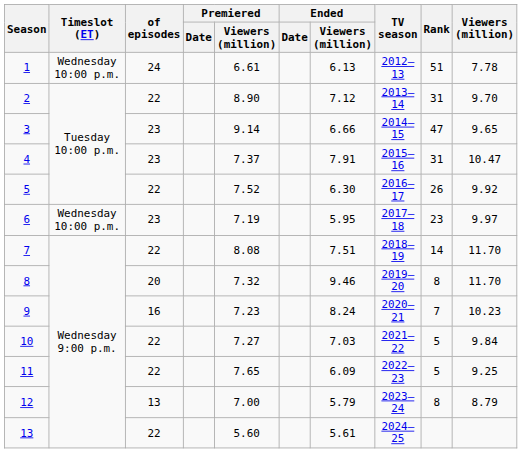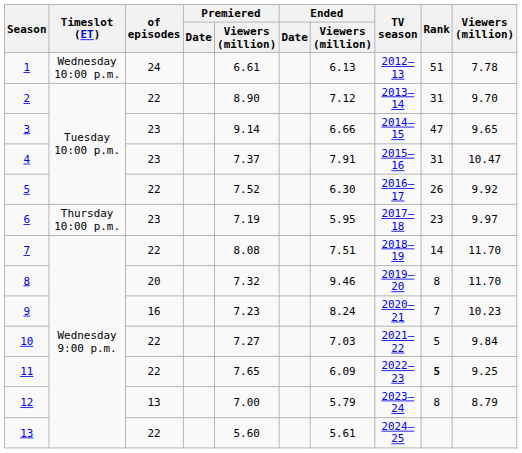(87, 220) Wednesday 10:00 p.m. -> (87, 220) Thursday 10:00 p.m.
(437, 372) normal -> (437, 372) bold
